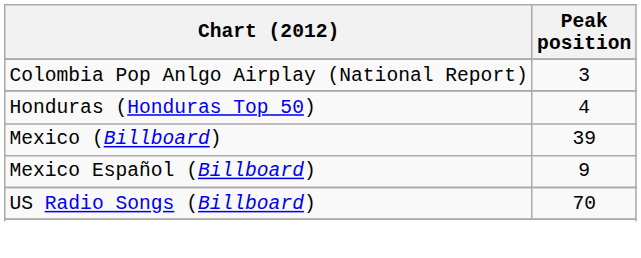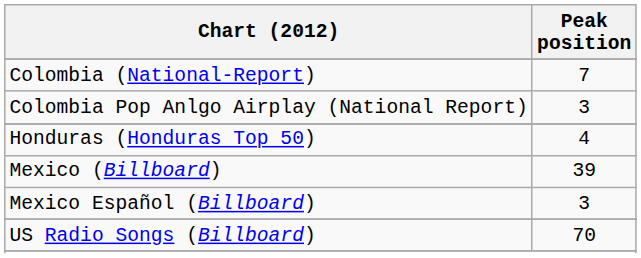+ row: (163, 75)
(584, 171) 9 -> (584, 203) 3
